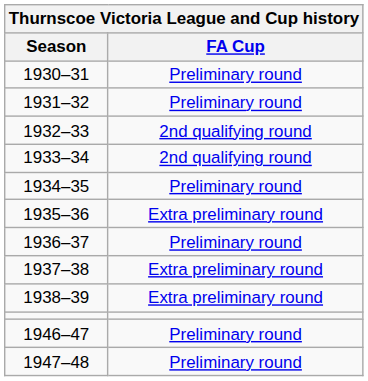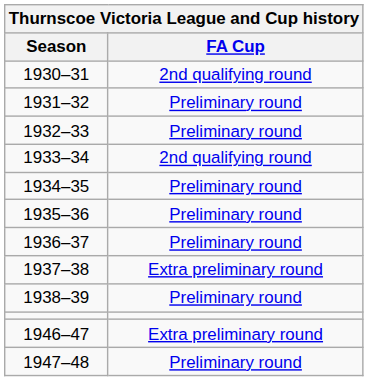(236, 74) Preliminary round -> (236, 74) 2nd qualifying round
(236, 130) 2nd qualifying round -> (236, 130) Preliminary round
(236, 214) Extra preliminary round -> (236, 214) Preliminary round
(236, 298) Extra preliminary round -> (236, 298) Preliminary round
(236, 334) Preliminary round -> (236, 334) Extra preliminary round
